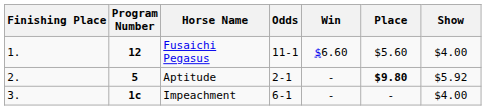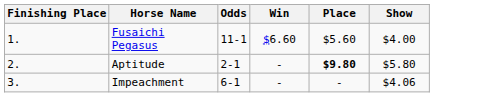- column: (135, 20)
(451, 77) $5.92 -> (399, 64) $5.80
(451, 95) $4.00 -> (399, 82) $4.06
